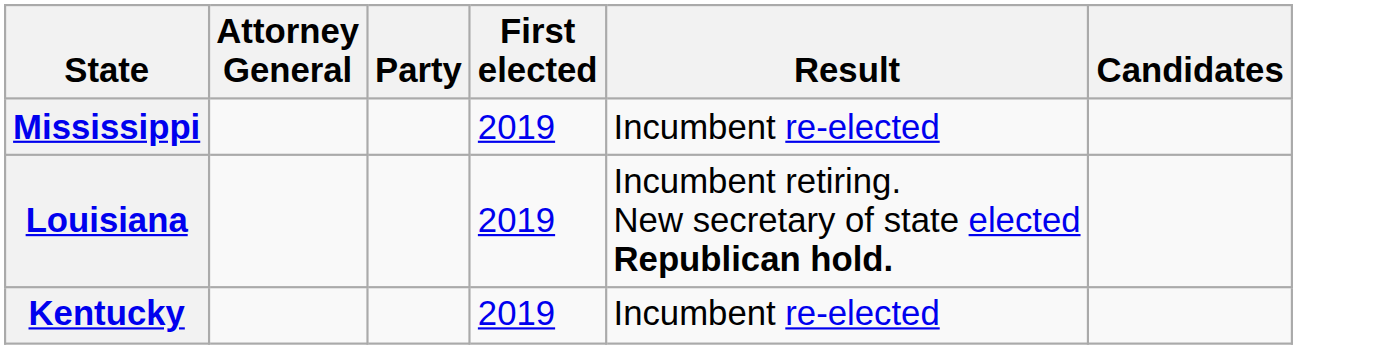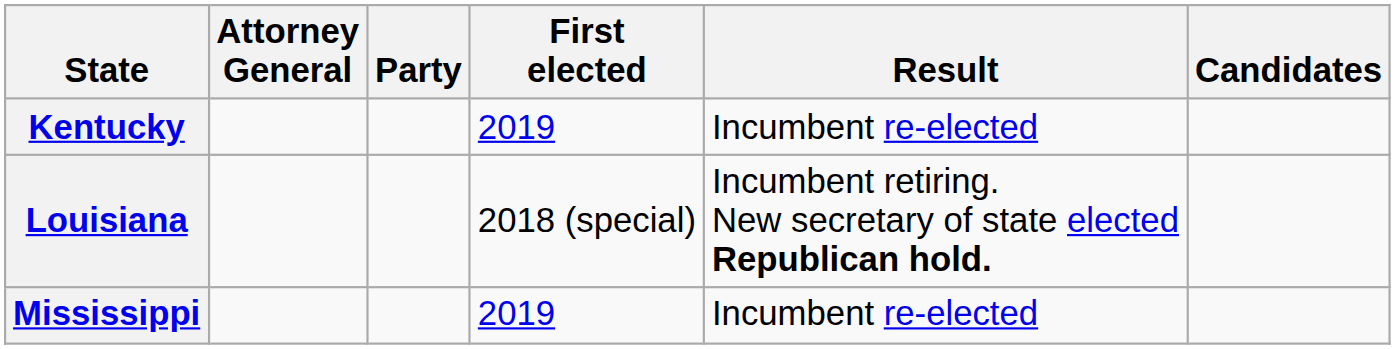rows swapped: (107, 314) <-> (107, 126)
(516, 220) 2019 -> (587, 220) 2018 (special)
